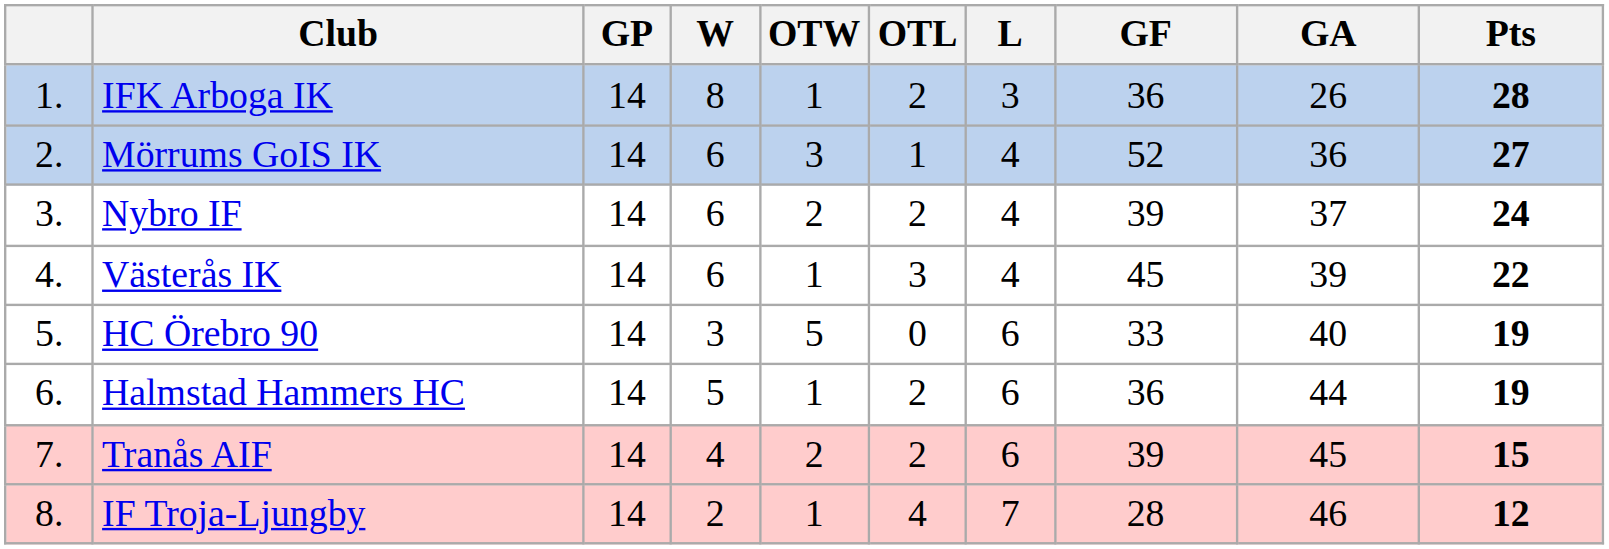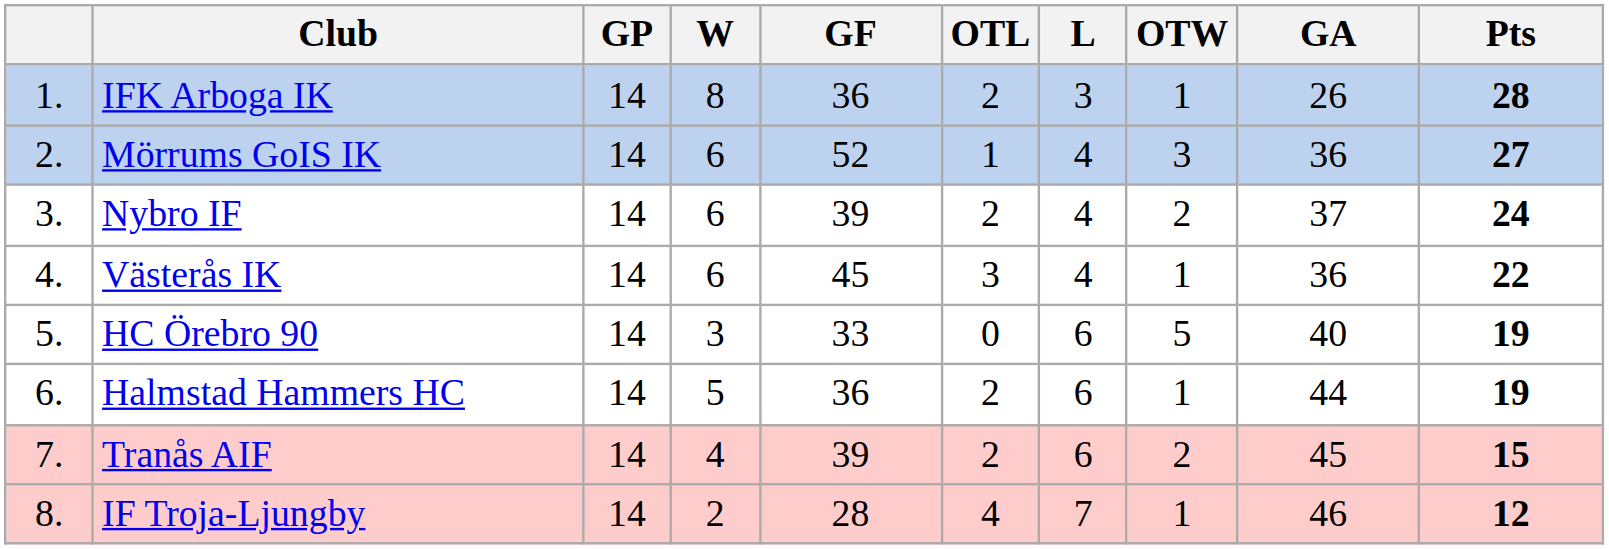columns swapped: (814, 34) <-> (1146, 34)
(1328, 273) 39 -> (1328, 273) 36
